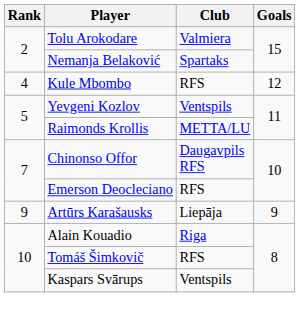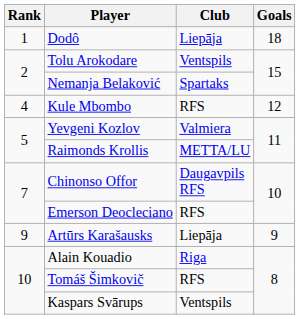+ row: (63, 38)
(205, 38) Valmiera -> (206, 60) Ventspils
(206, 106) Ventspils -> (205, 128) Valmiera
